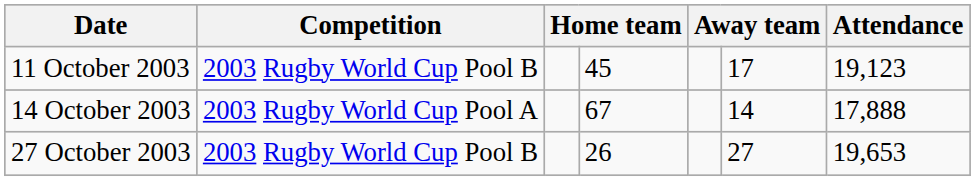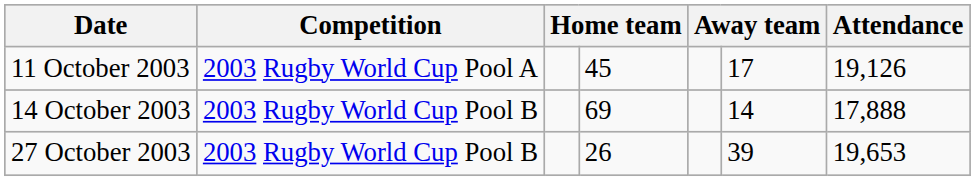(370, 68) 2003 Rugby World Cup Pool B -> (370, 68) 2003 Rugby World Cup Pool A
(869, 68) 19,123 -> (869, 68) 19,126
(370, 110) 2003 Rugby World Cup Pool A -> (370, 110) 2003 Rugby World Cup Pool B
(598, 110) 67 -> (598, 110) 69
(741, 152) 27 -> (741, 152) 39
